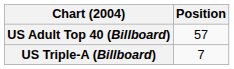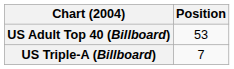(201, 34) 57 -> (201, 34) 53
